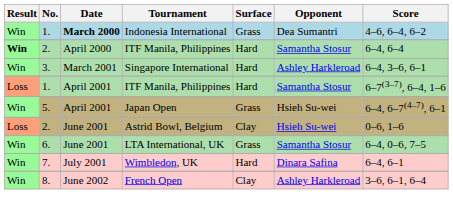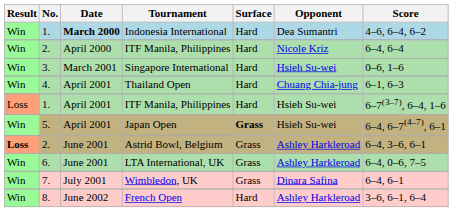(248, 30) Grass -> (247, 30) Hard
(17, 48) bold -> (16, 48) normal
(314, 48) Samantha Stosur -> (303, 48) Nicole Kriz
(318, 66) Ashley Harkleroad -> (307, 66) Hsieh Su-wei
(396, 66) 6–4, 3–6, 6–1 -> (385, 66) 0–6, 1–6
+ row: (46, 84)
(314, 85) Samantha Stosur -> (307, 103) Hsieh Su-wei
(248, 106) normal -> (249, 124) bold
(17, 126) normal -> (18, 144) bold
(246, 126) Clay -> (248, 144) Grass
(307, 126) Hsieh Su-wei -> (318, 144) Ashley Harkleroad
(385, 126) 0–6, 1–6 -> (396, 144) 6–4, 3–6, 6–1
(314, 144) Samantha Stosur -> (318, 161) Ashley Harkleroad
(247, 161) Hard -> (248, 179) Grass
(246, 179) Clay -> (247, 197) Hard
